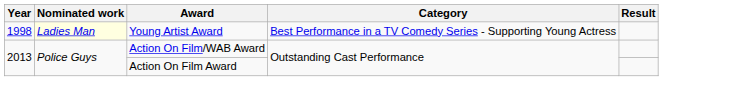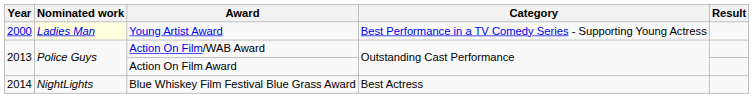(19, 31) 1998 -> (19, 31) 2000
+ row: (242, 84)
